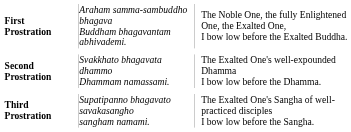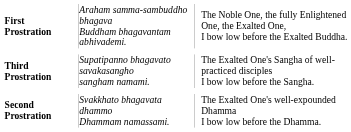rows swapped: (28, 71) <-> (28, 110)
